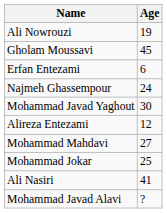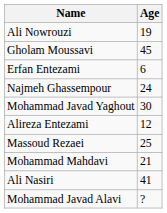+ row: (45, 143)
(146, 143) 27 -> (146, 161) 21
- row: (49, 161)
